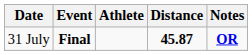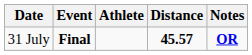(177, 38) 45.87 -> (177, 38) 45.57
